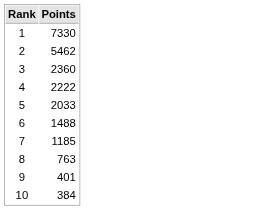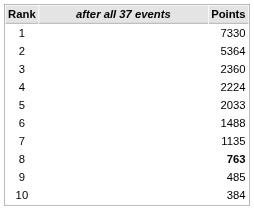+ column: (123, 14)
(63, 51) 5462 -> (233, 51) 5364
(63, 87) 2222 -> (233, 87) 2224
(64, 141) 1185 -> (233, 141) 1135
(66, 159) normal -> (236, 159) bold
(66, 177) 401 -> (236, 177) 485
